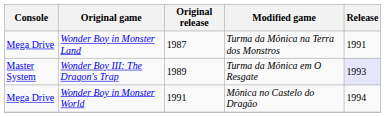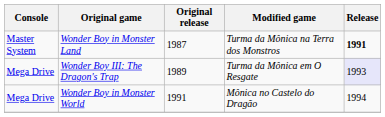(30, 44) Mega Drive -> (21, 44) Master System
(356, 44) normal -> (356, 44) bold
(21, 71) Master System -> (30, 71) Mega Drive
